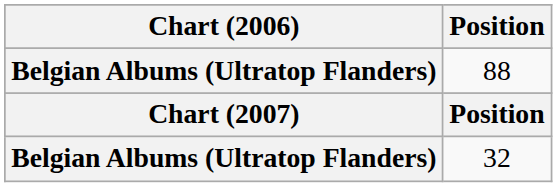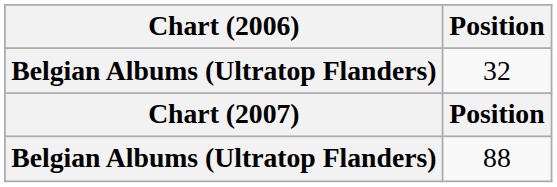rows swapped: (497, 158) <-> (497, 70)
